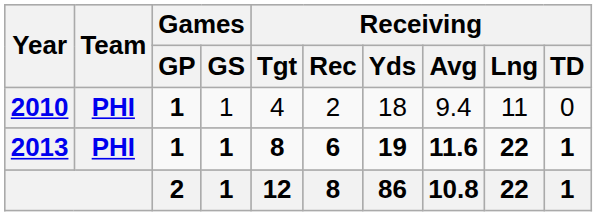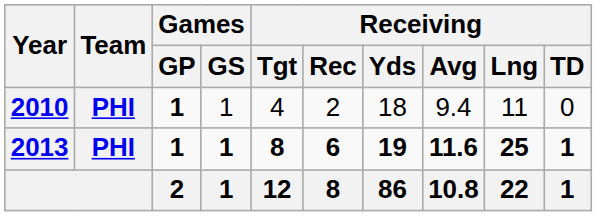(514, 148) 22 -> (514, 148) 25
